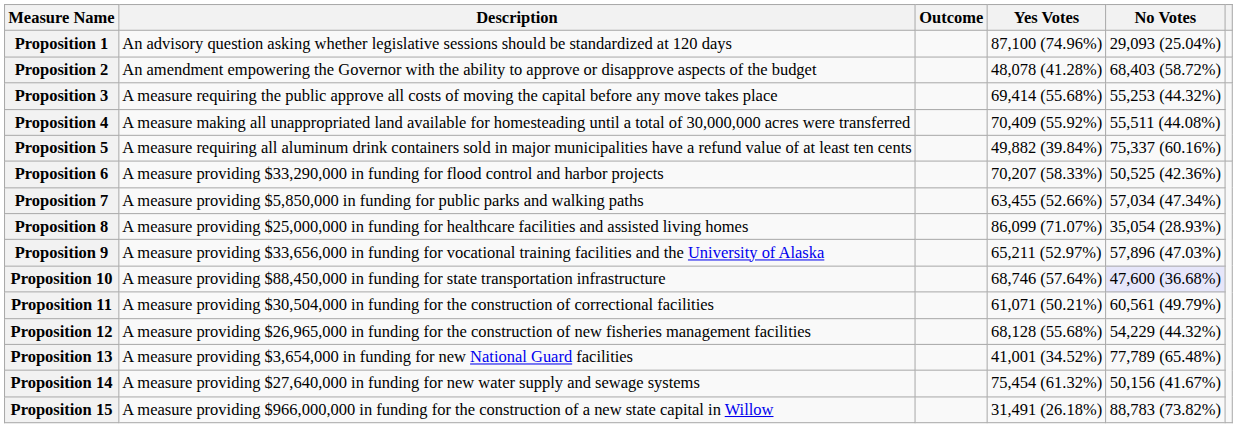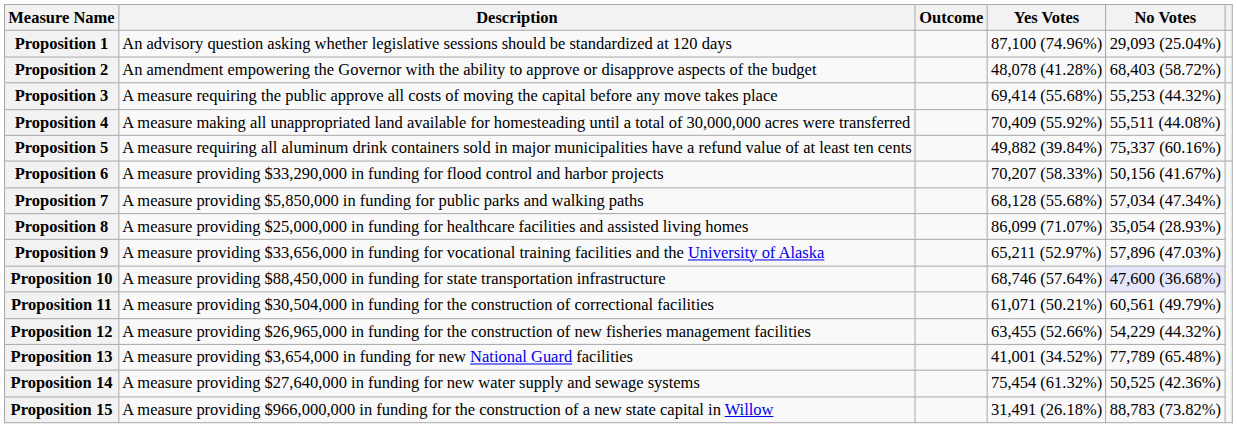(1165, 174) 50,525 (42.36%) -> (1165, 174) 50,156 (41.67%)
(1047, 200) 63,455 (52.66%) -> (1047, 200) 68,128 (55.68%)
(1047, 331) 68,128 (55.68%) -> (1047, 331) 63,455 (52.66%)
(1165, 383) 50,156 (41.67%) -> (1165, 383) 50,525 (42.36%)
